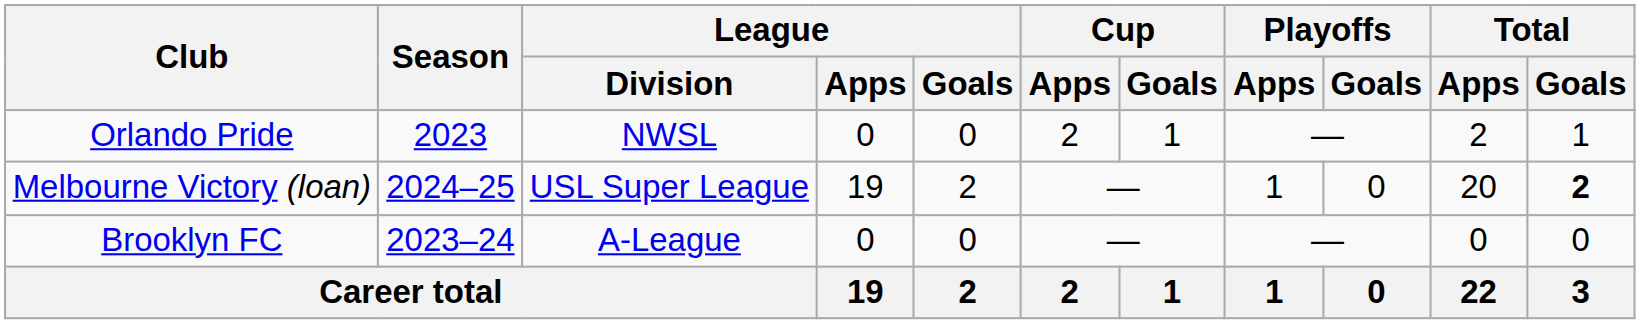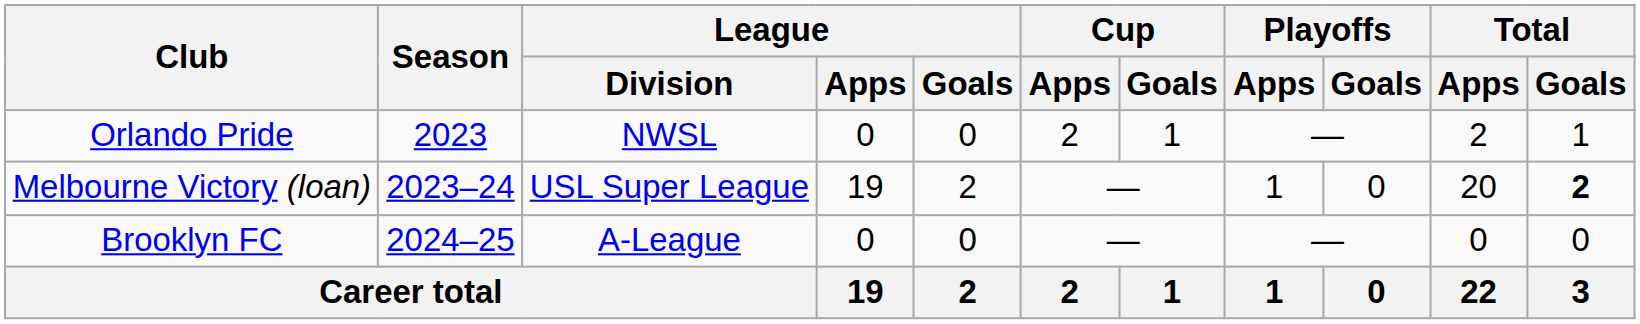(450, 187) 2024–25 -> (450, 187) 2023–24
(450, 239) 2023–24 -> (450, 239) 2024–25
